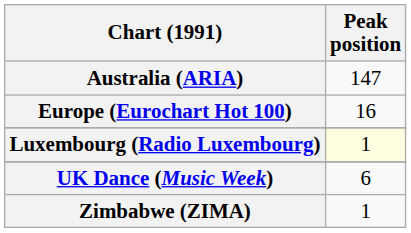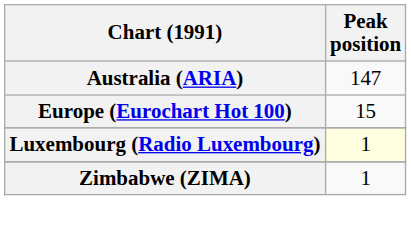(366, 111) 16 -> (366, 111) 15
- row: (165, 177)
